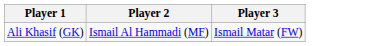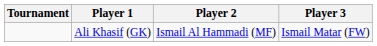+ column: (38, 13)
